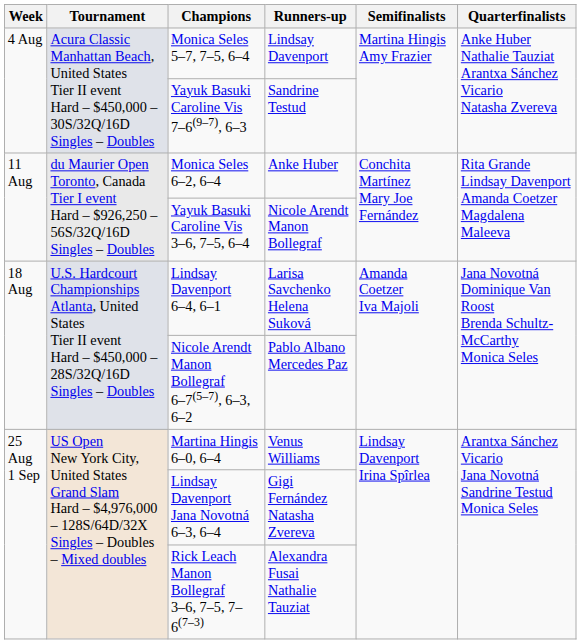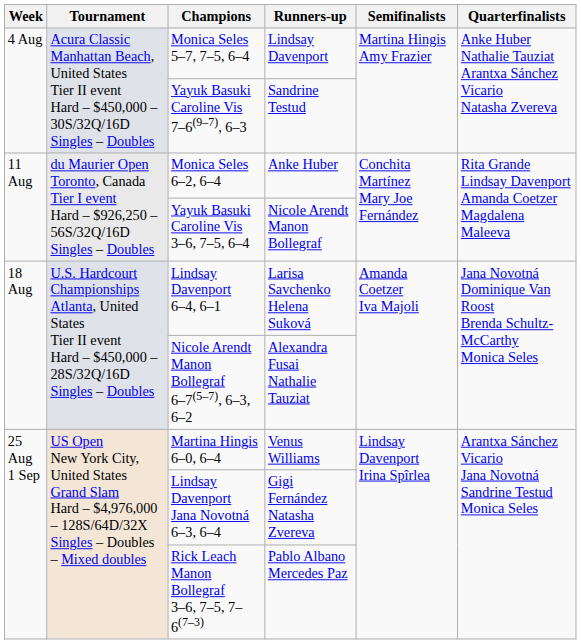(308, 356) Pablo Albano Mercedes Paz -> (298, 372) Alexandra Fusai Nathalie Tauziat
(298, 581) Alexandra Fusai Nathalie Tauziat -> (308, 564) Pablo Albano Mercedes Paz
